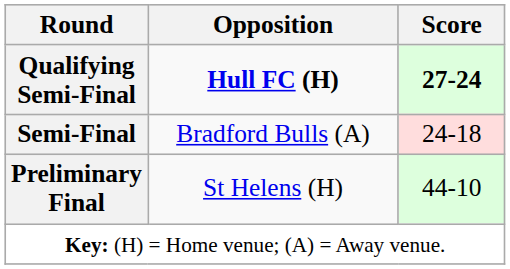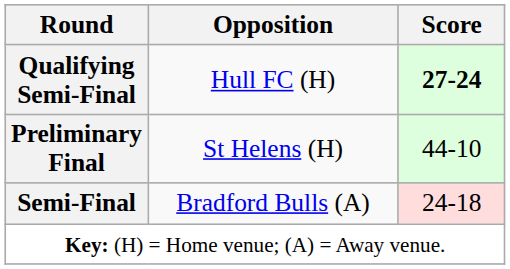(273, 79) bold -> (273, 79) normal
rows swapped: (77, 133) <-> (77, 188)
